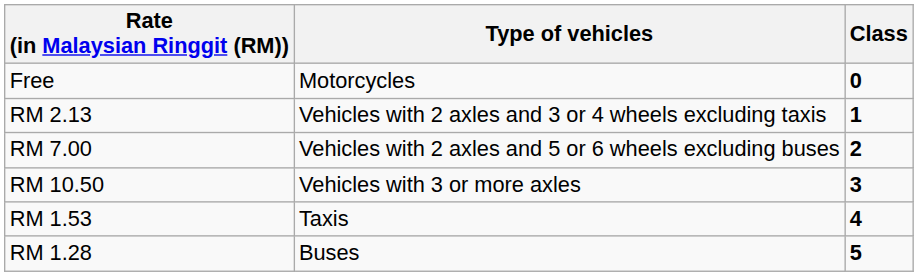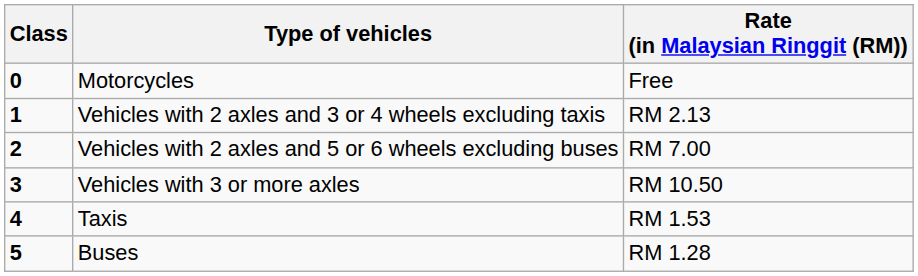columns swapped: (879, 33) <-> (149, 33)
